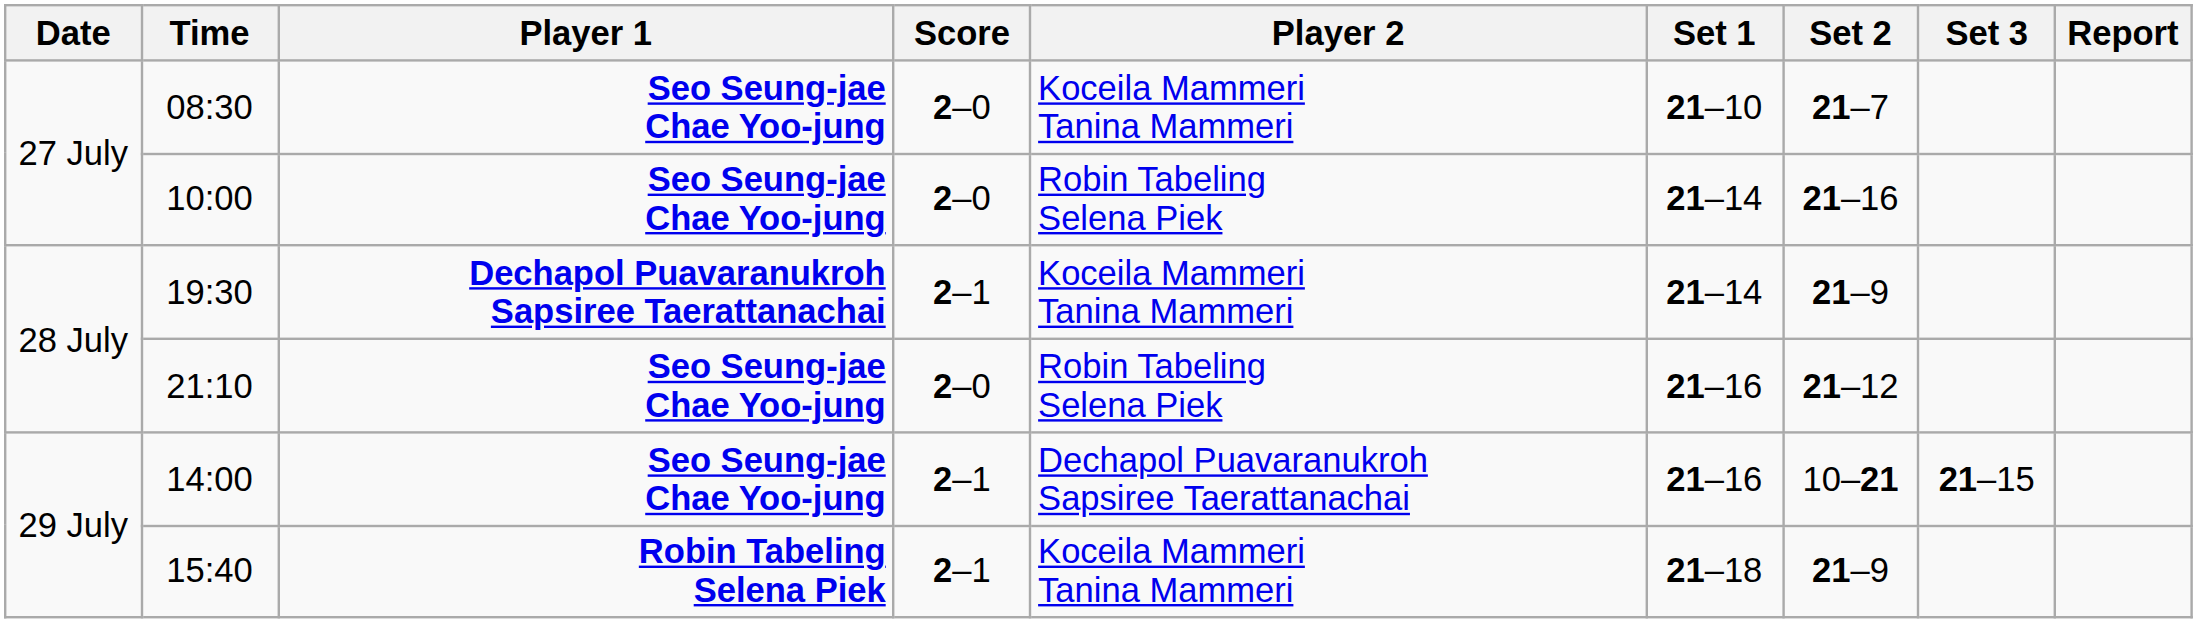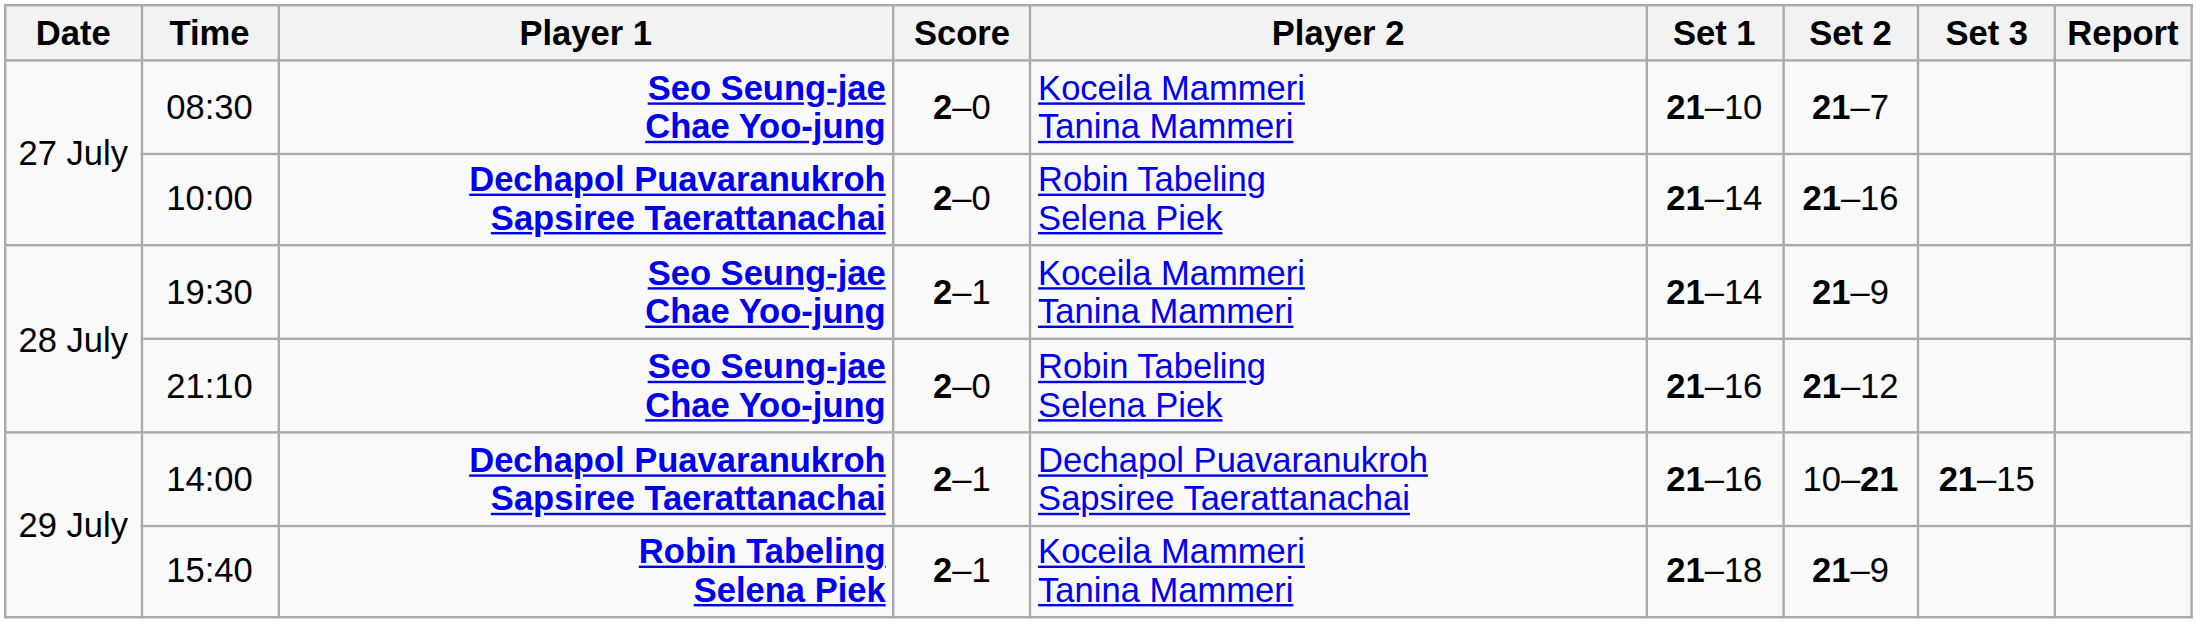(765, 200) Seo Seung-jae Chae Yoo-jung -> (677, 200) Dechapol Puavaranukroh Sapsiree Taerattanachai
(677, 293) Dechapol Puavaranukroh Sapsiree Taerattanachai -> (765, 293) Seo Seung-jae Chae Yoo-jung
(765, 479) Seo Seung-jae Chae Yoo-jung -> (677, 479) Dechapol Puavaranukroh Sapsiree Taerattanachai
